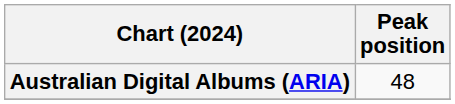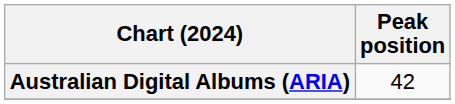(403, 81) 48 -> (403, 81) 42
